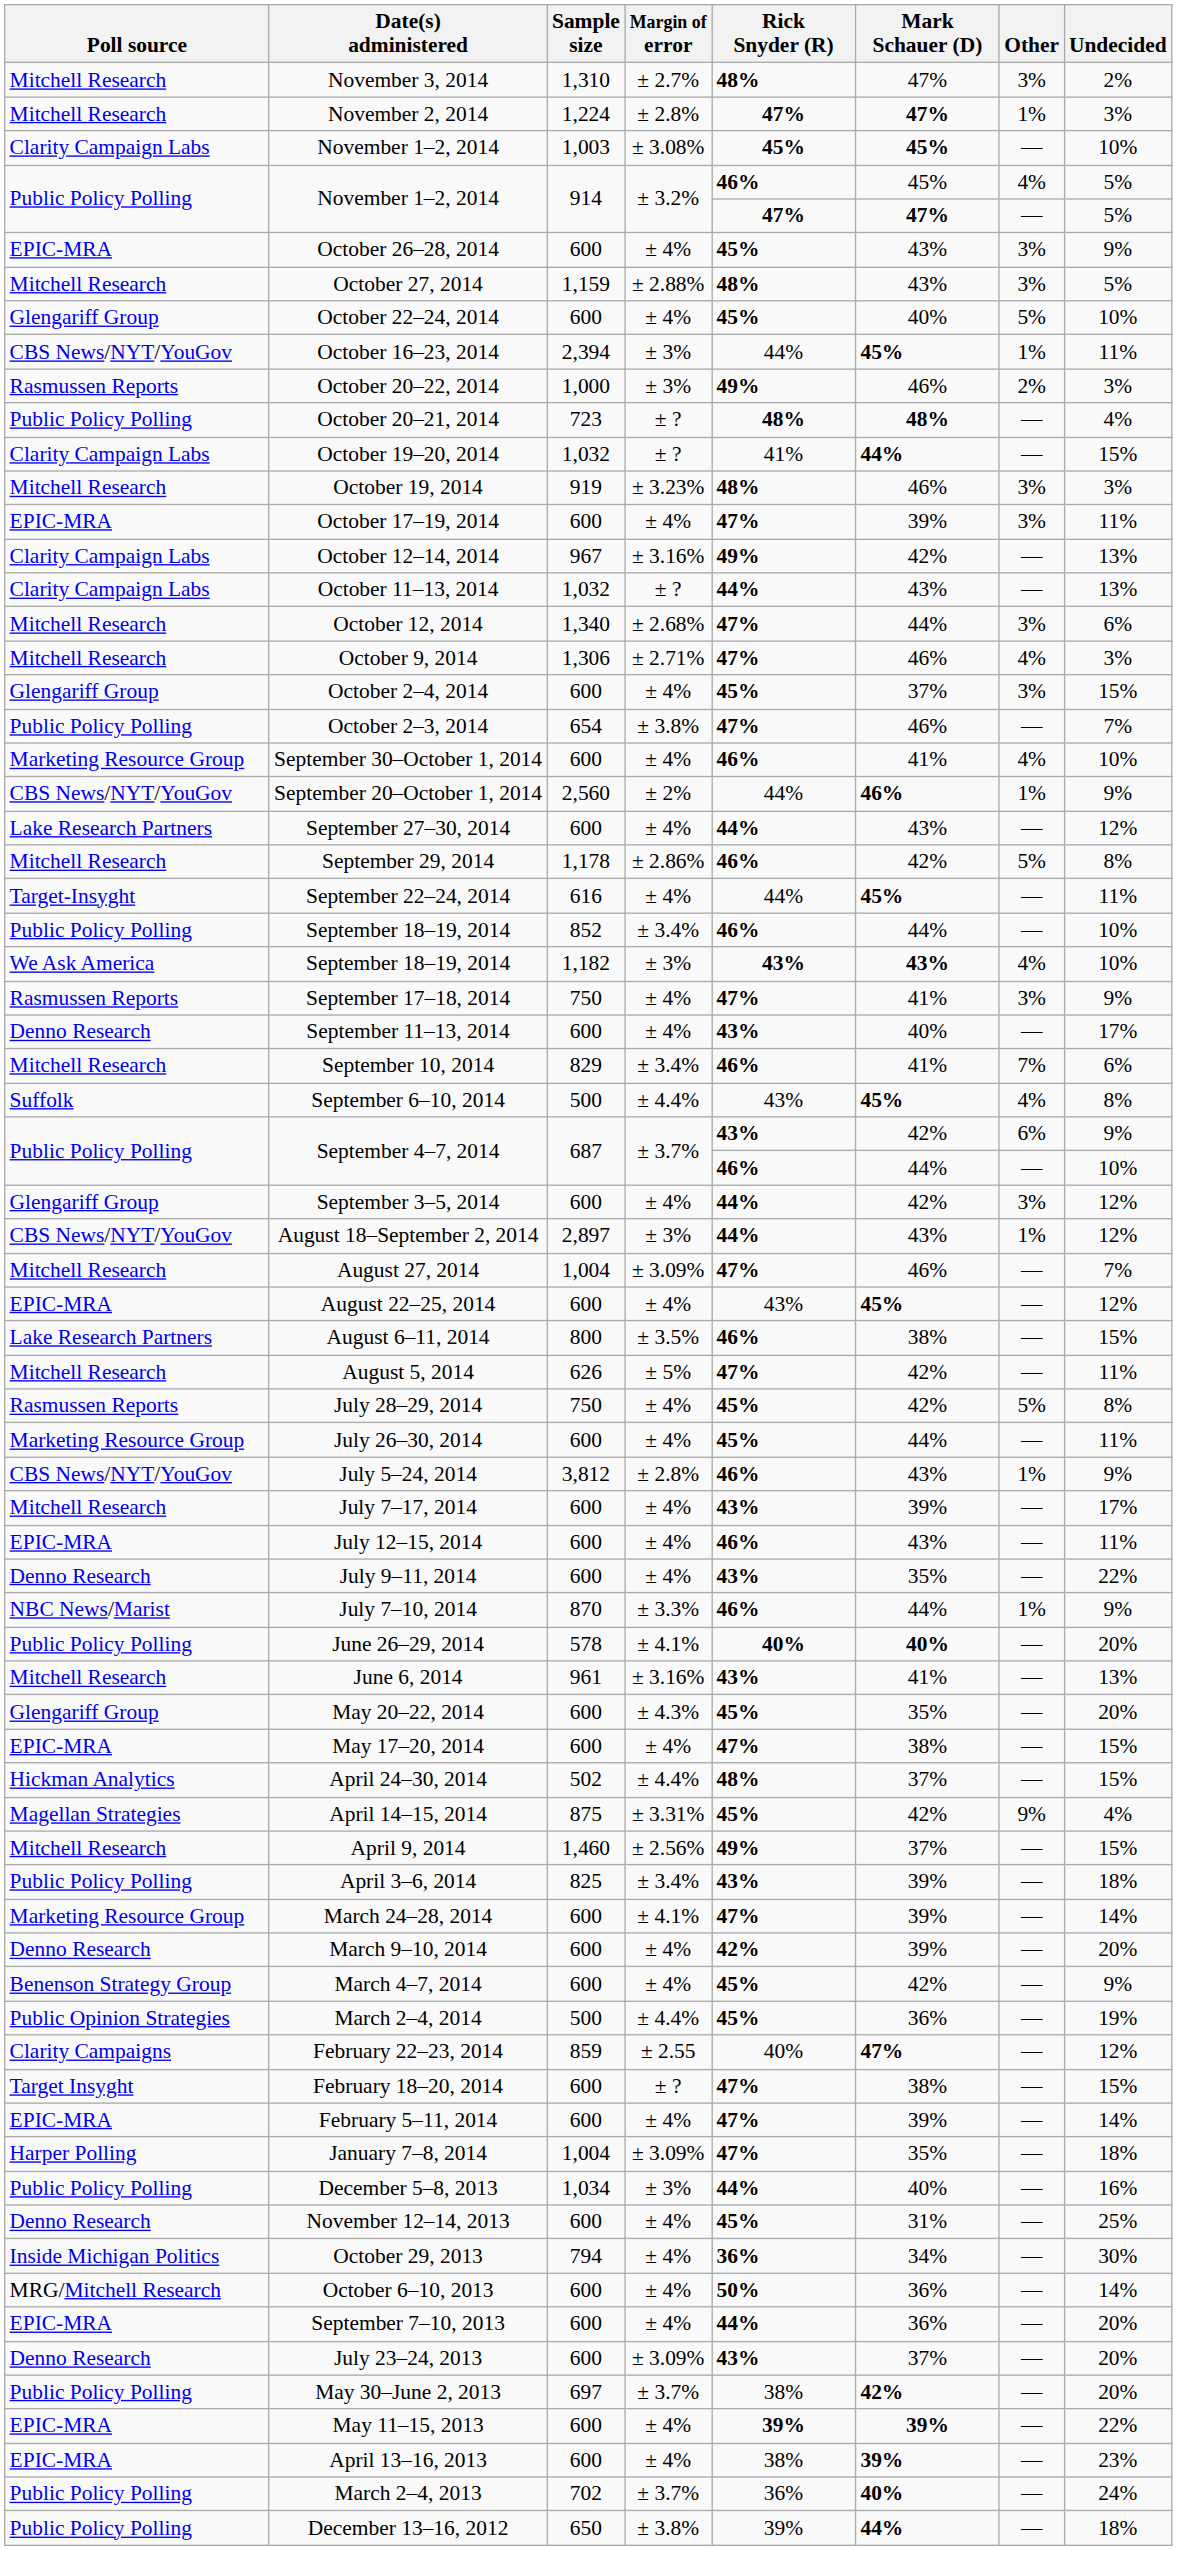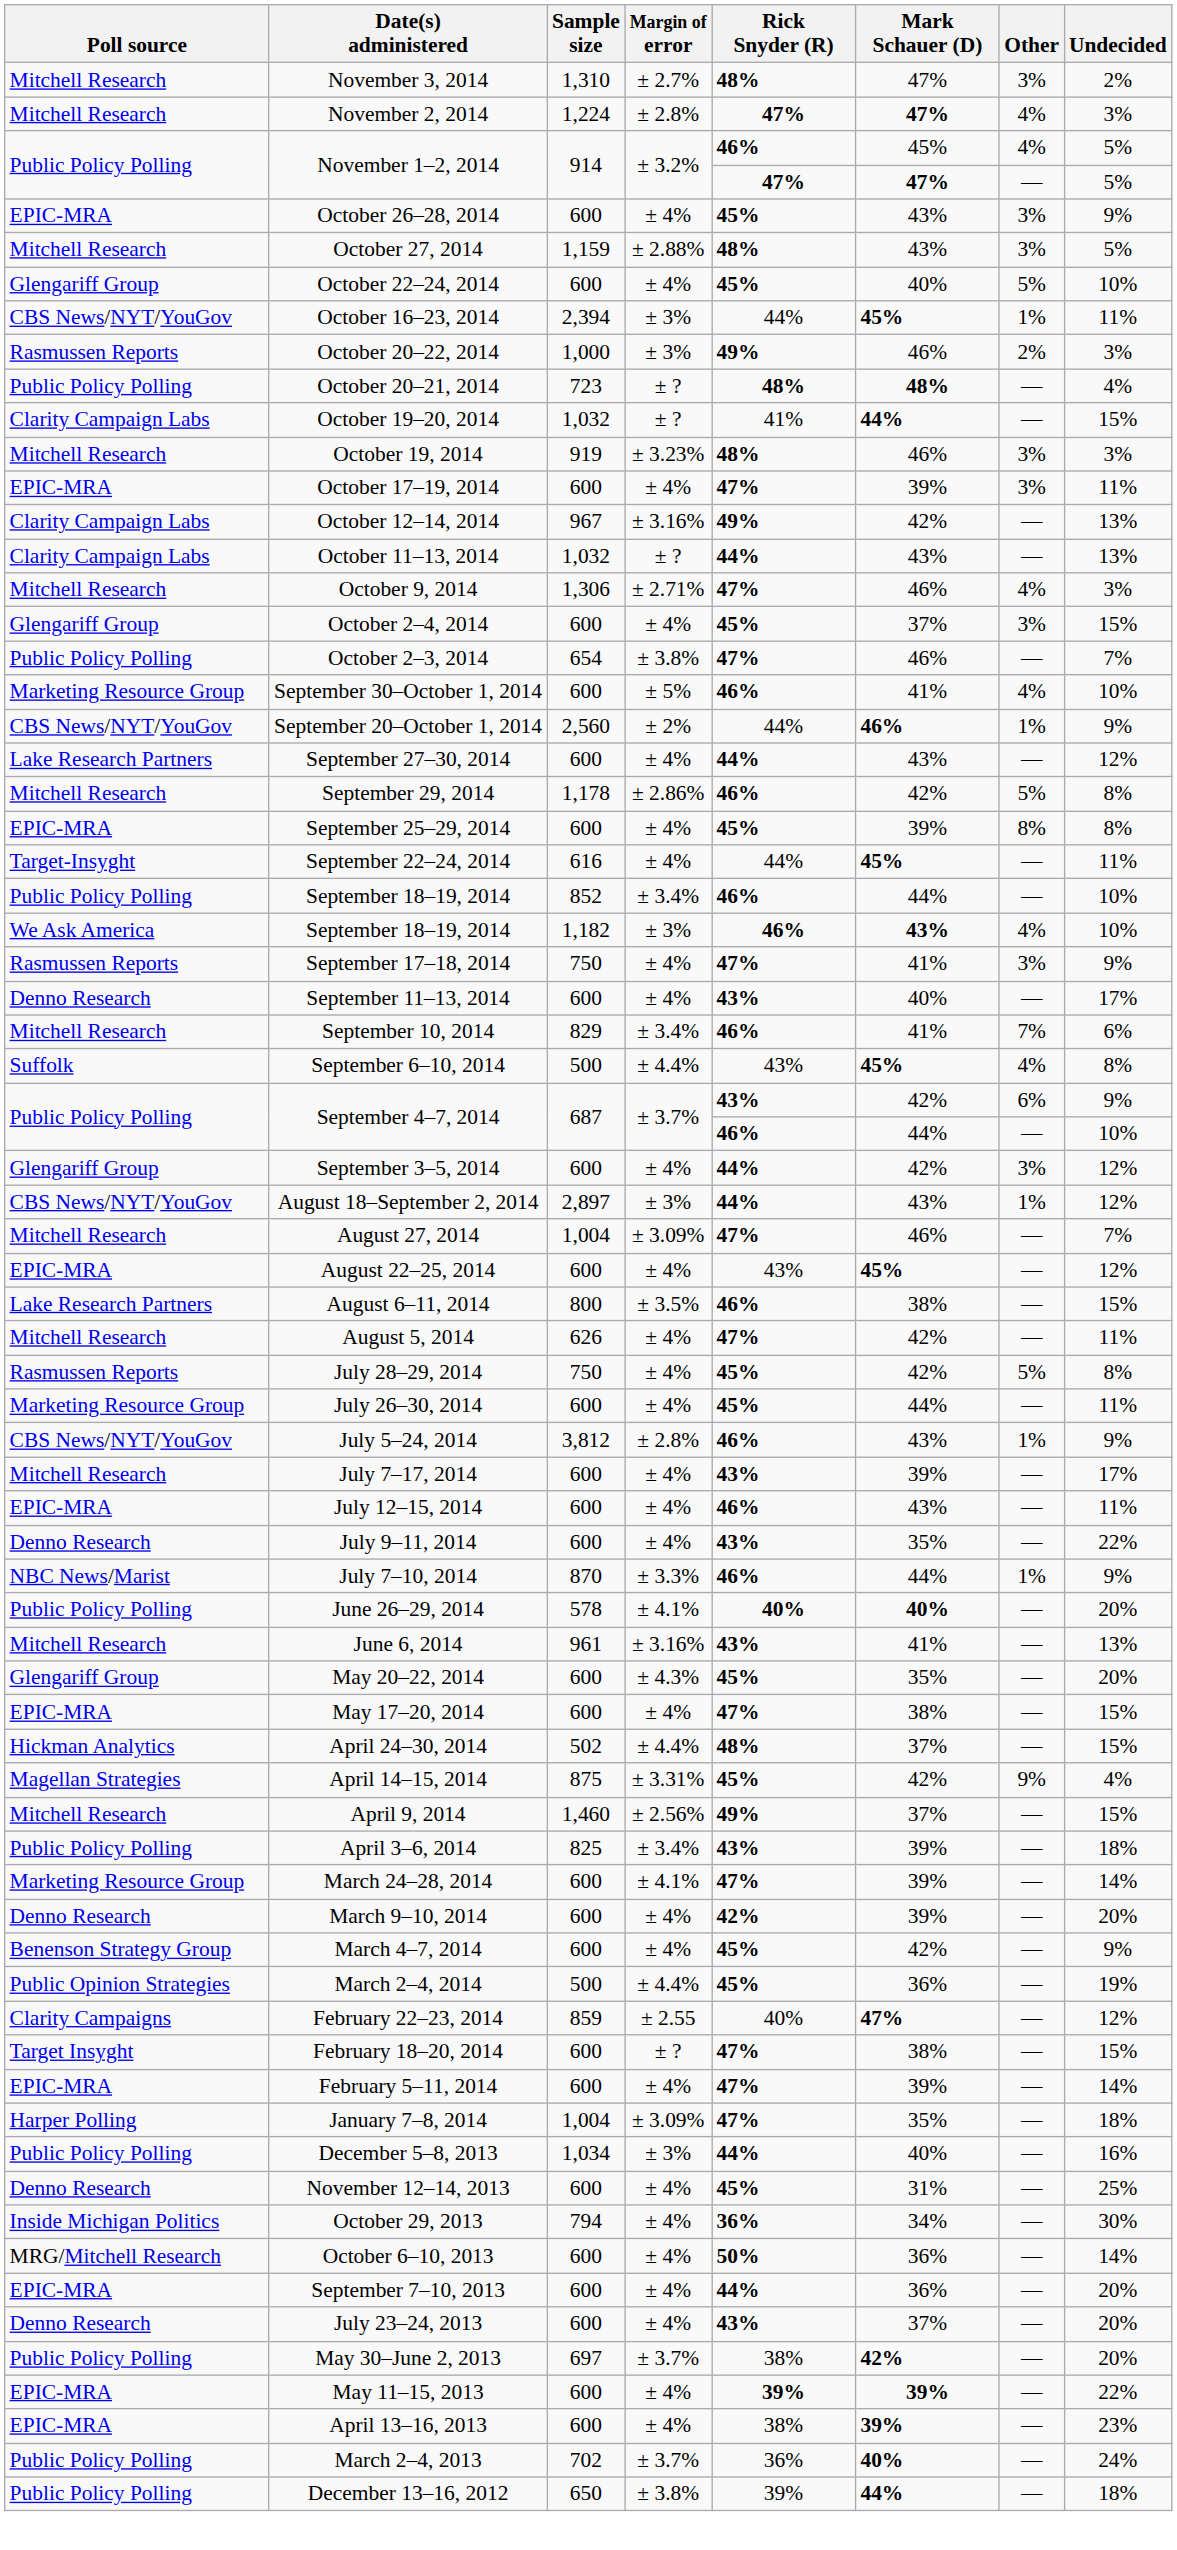(1032, 113) 1% -> (1032, 113) 4%
- row: (408, 147)
- row: (408, 623)
(668, 759) ± 4% -> (668, 691) ± 5%
+ row: (408, 827)
(784, 963) 43% -> (784, 929) 46%
(668, 1371) ± 5% -> (668, 1337) ± 4%
(668, 2357) ± 3.09% -> (668, 2323) ± 4%
